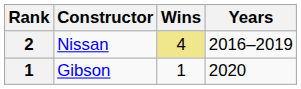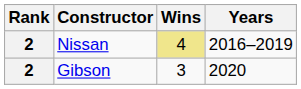(29, 71) 1 -> (29, 71) 2
(181, 71) 1 -> (181, 71) 3
